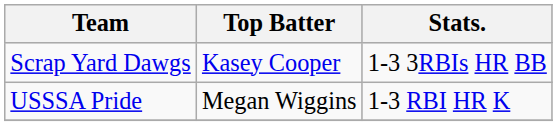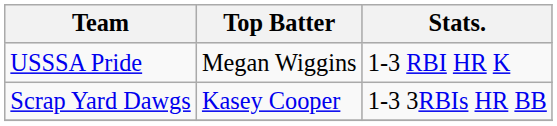rows swapped: (101, 62) <-> (76, 100)
